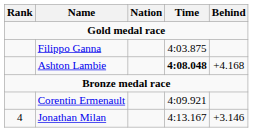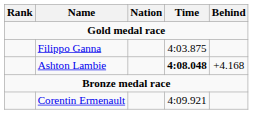- row: (72, 118)
